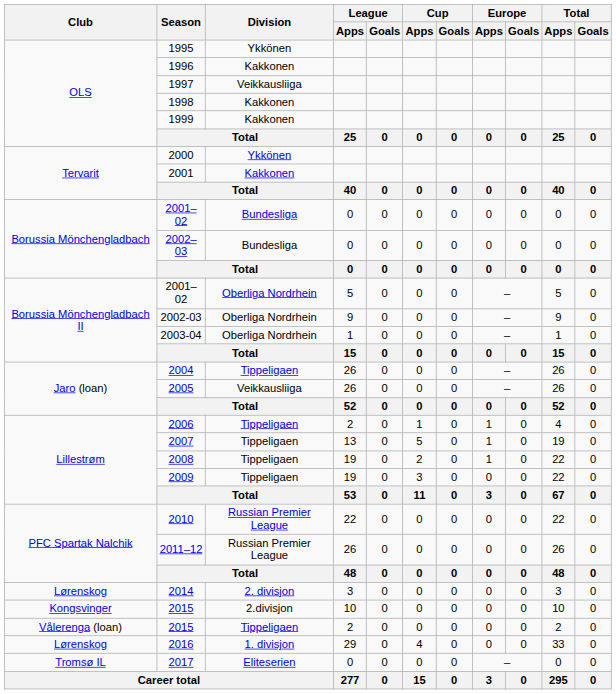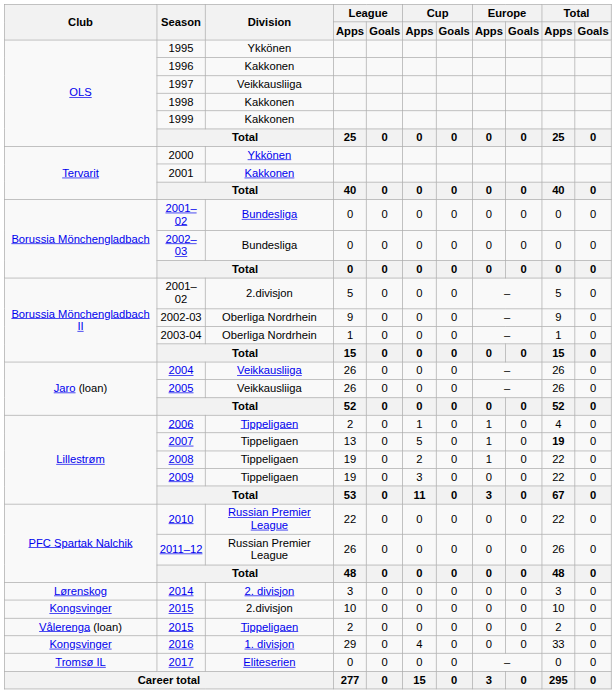(269, 293) Oberliga Nordrhein -> (269, 293) 2.divisjon
(269, 370) Tippeligaen -> (269, 370) Veikkausliiga
(558, 441) normal -> (558, 441) bold
(81, 644) Lørenskog -> (81, 644) Kongsvinger
